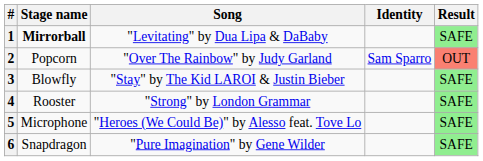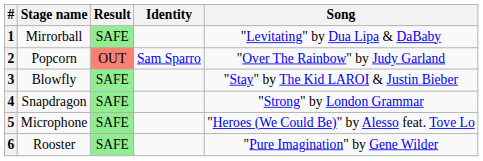columns swapped: (228, 15) <-> (456, 15)
(54, 36) bold -> (54, 36) normal
(54, 101) Rooster -> (54, 101) Snapdragon
(54, 144) Snapdragon -> (54, 144) Rooster
